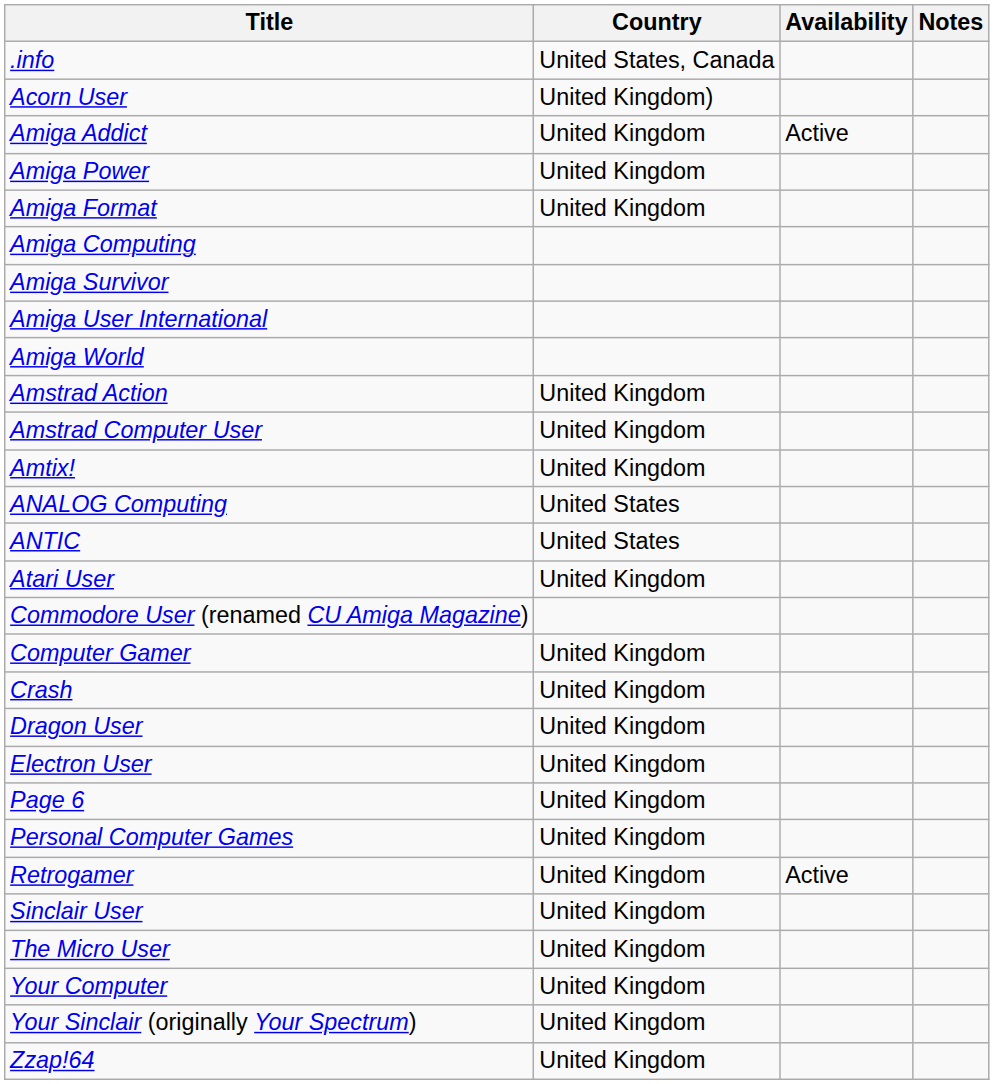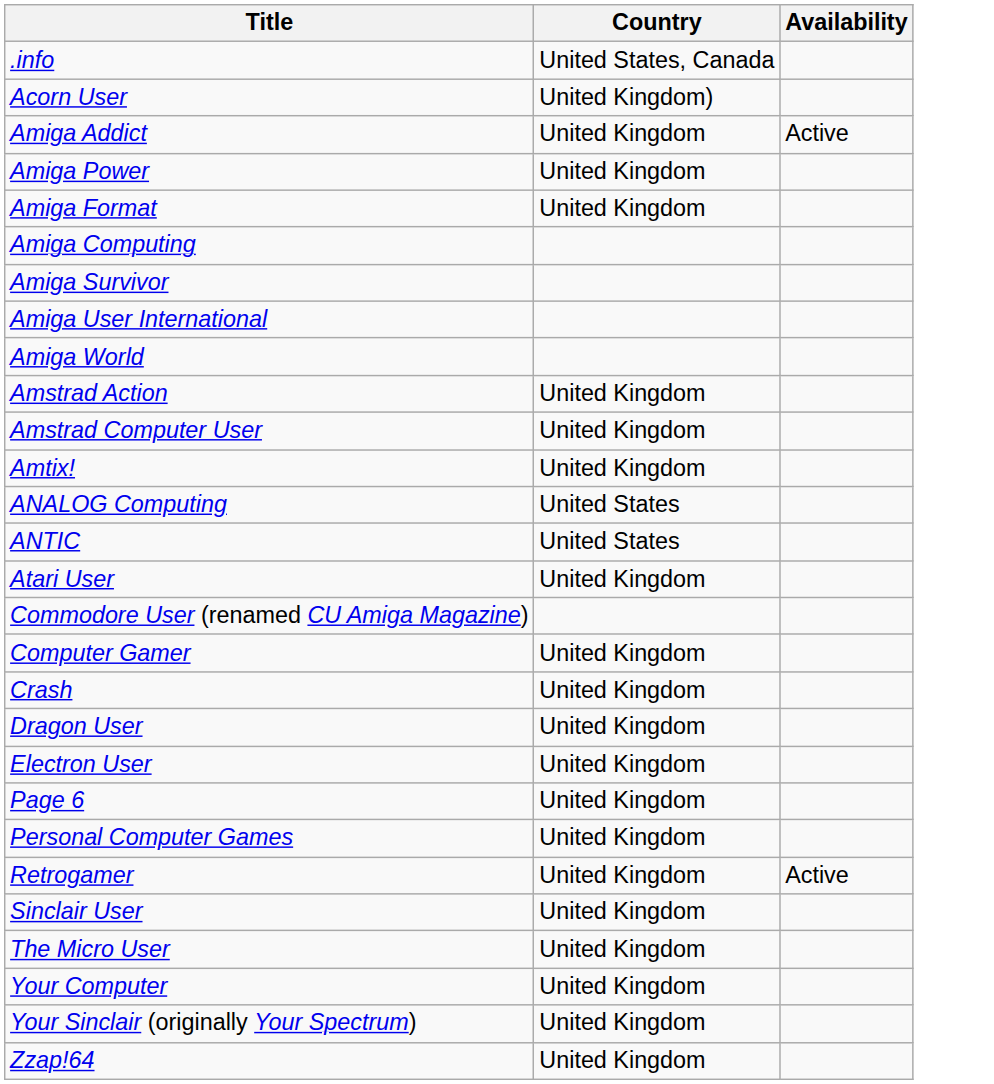- column: (951, 23)
